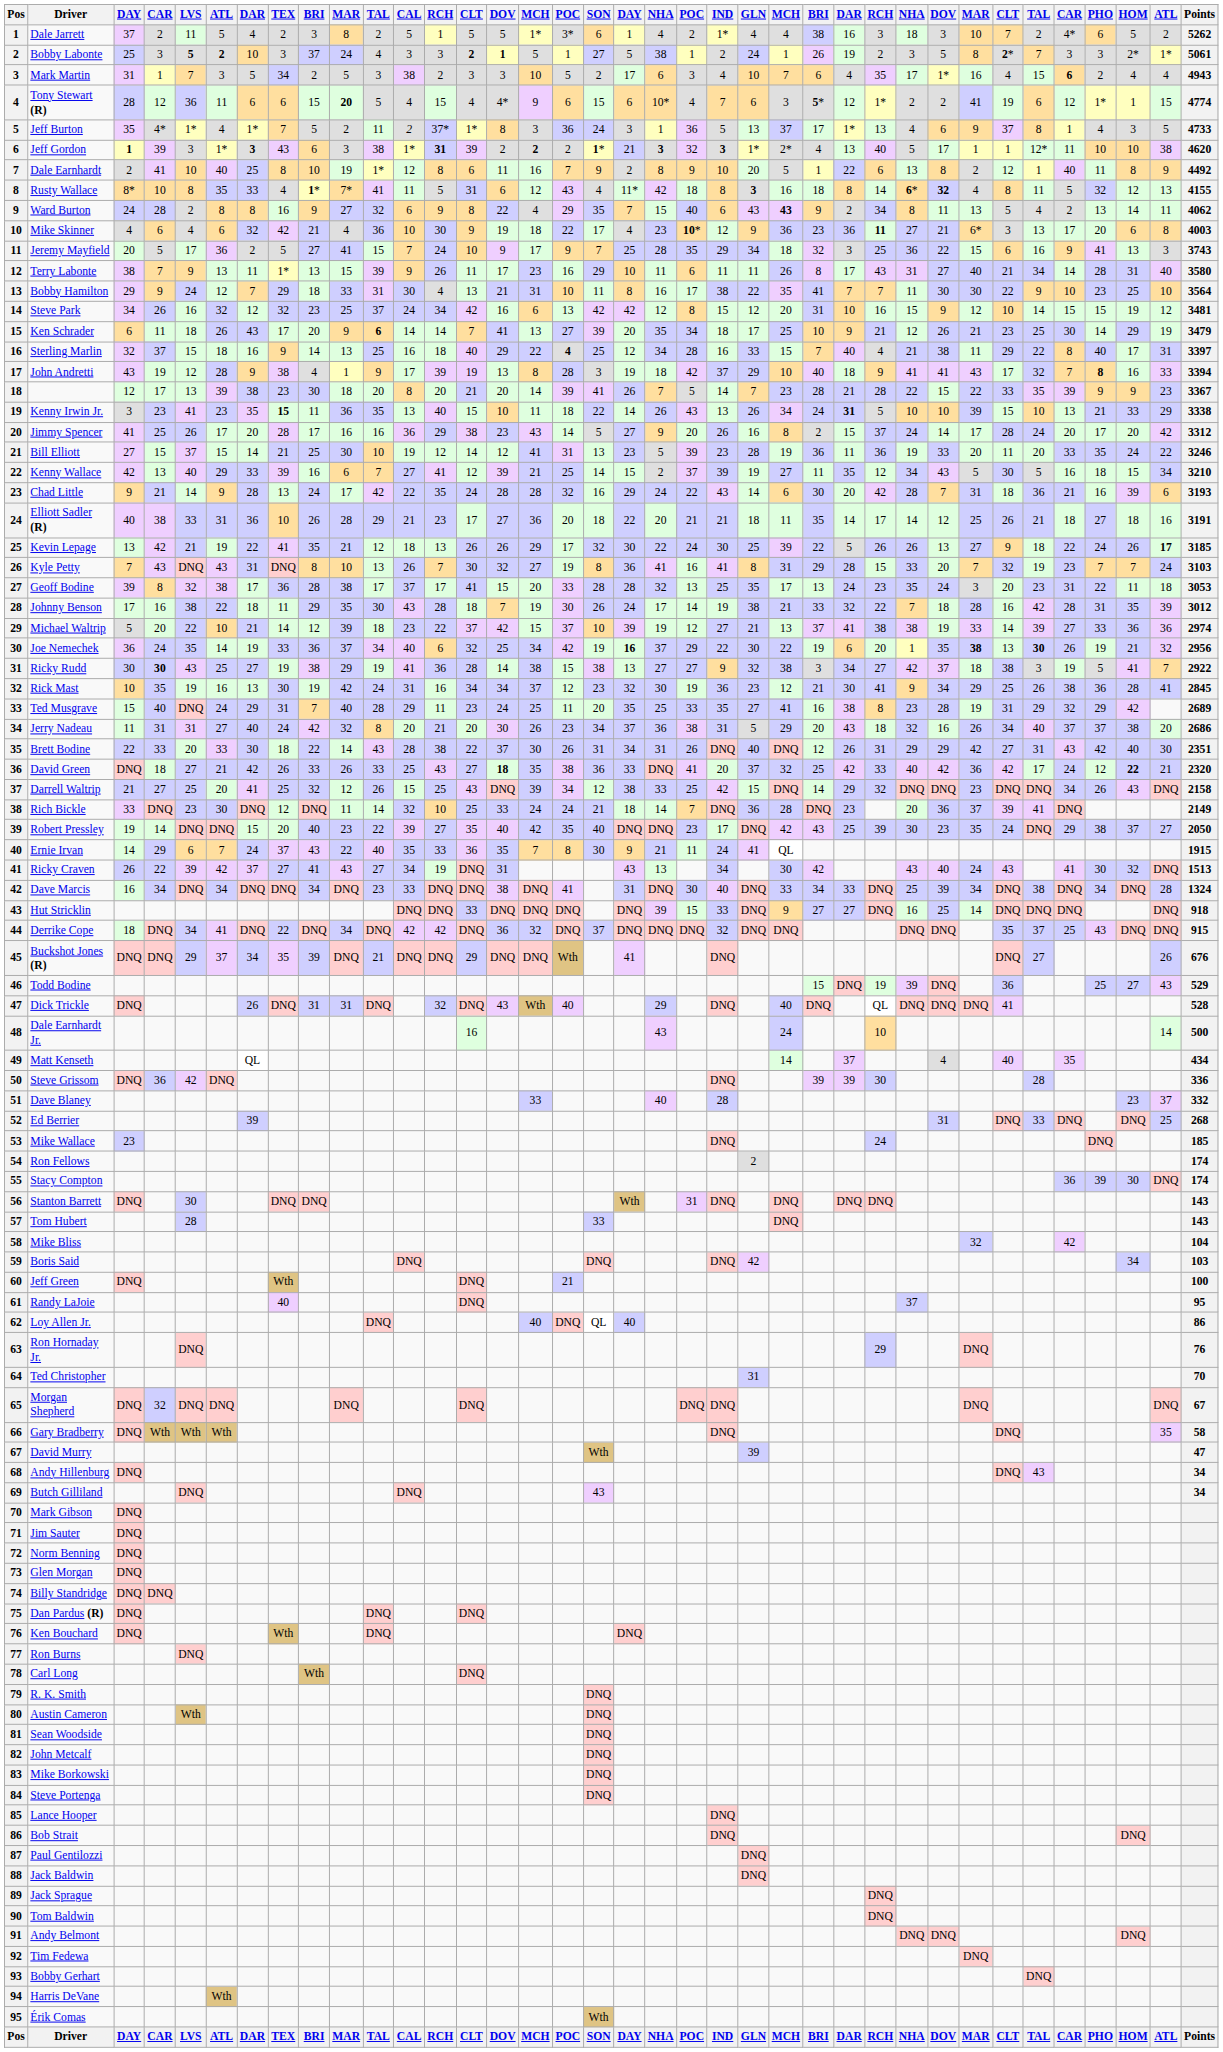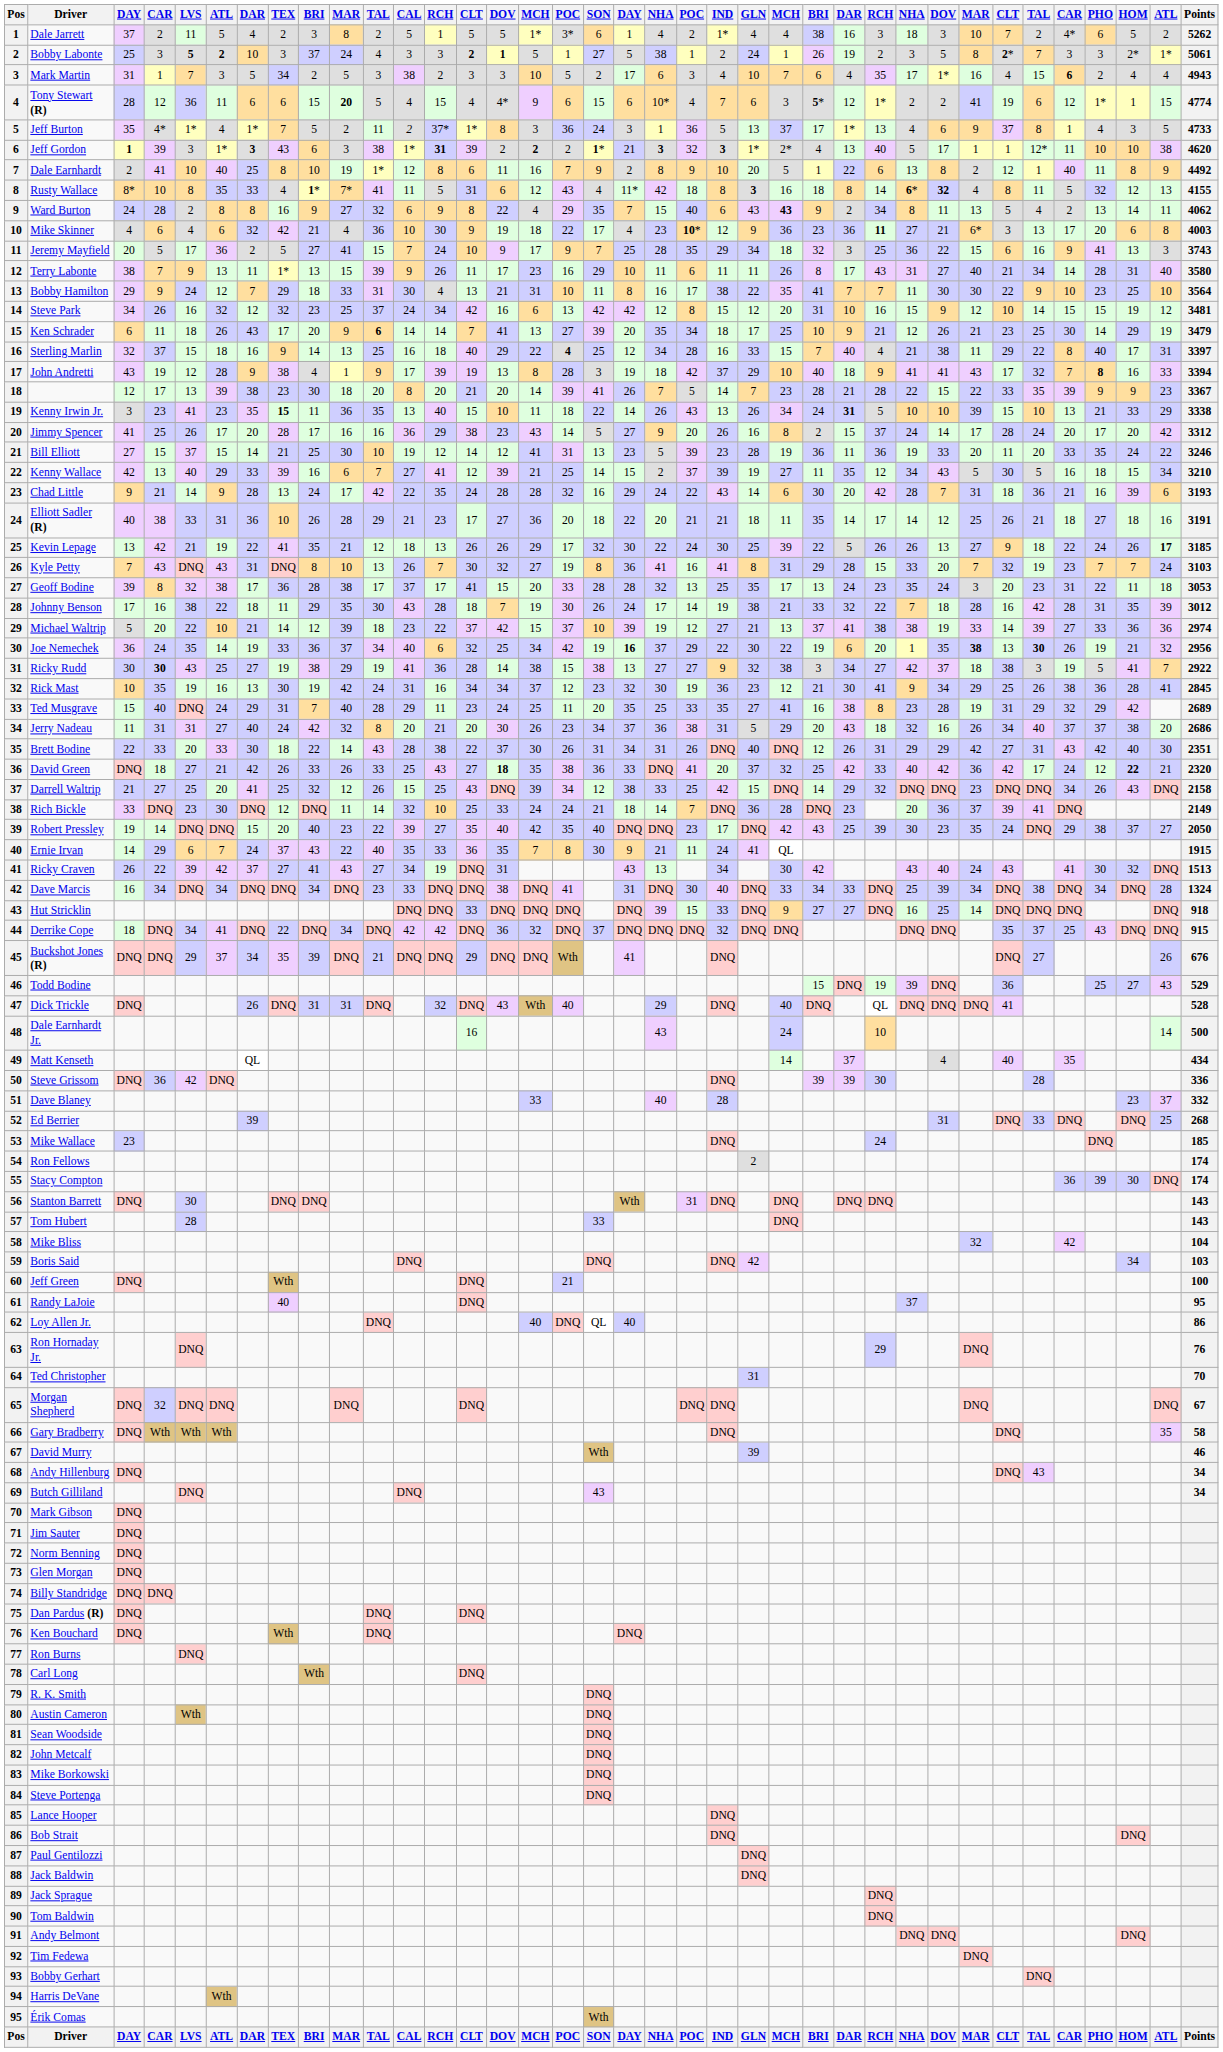(1200, 1452) 47 -> (1200, 1452) 46
